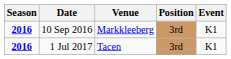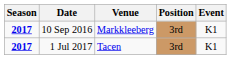(22, 29) 2016 -> (22, 29) 2017
(22, 46) 2016 -> (22, 46) 2017
